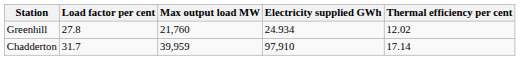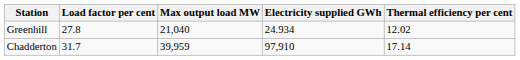(175, 30) 21,760 -> (175, 30) 21,040
